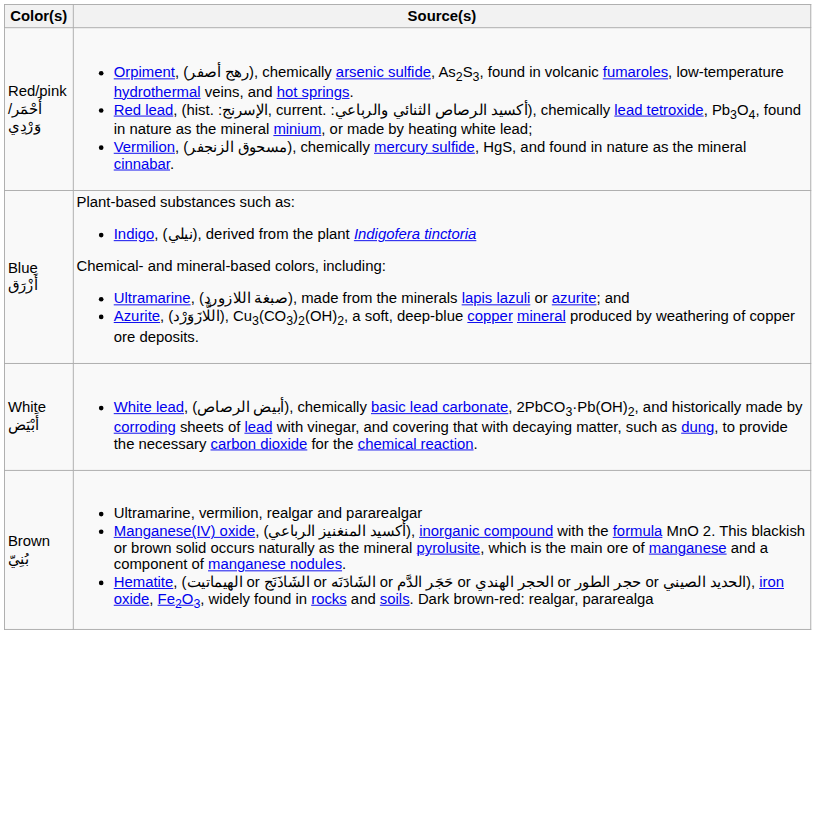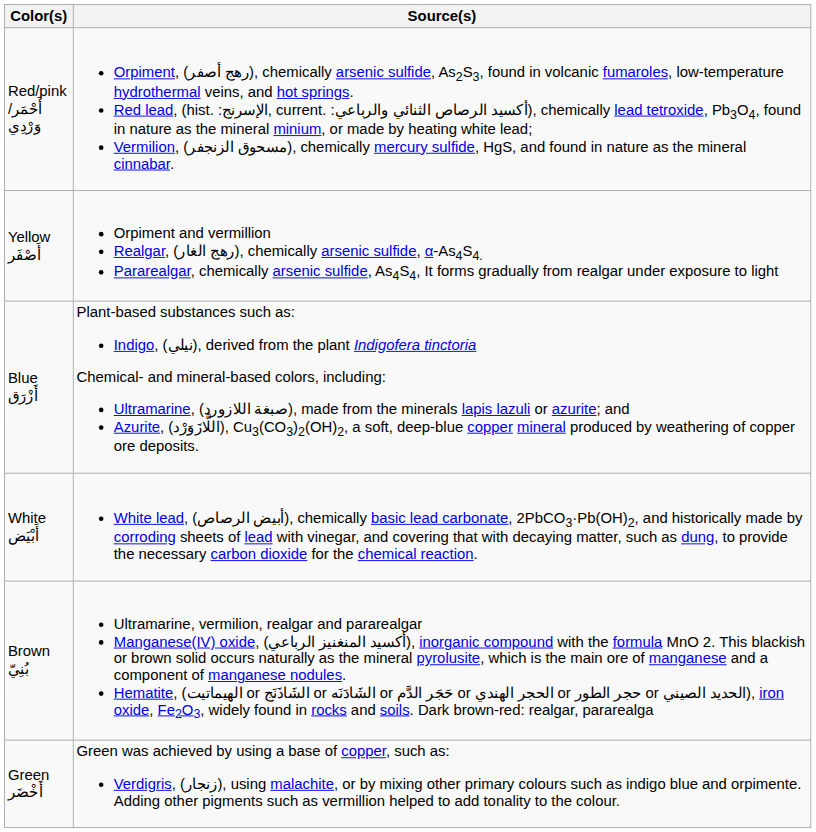+ row: (29, 245)
+ row: (29, 783)
